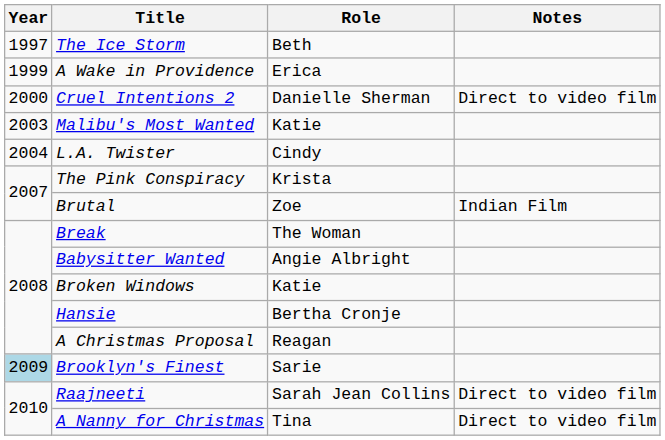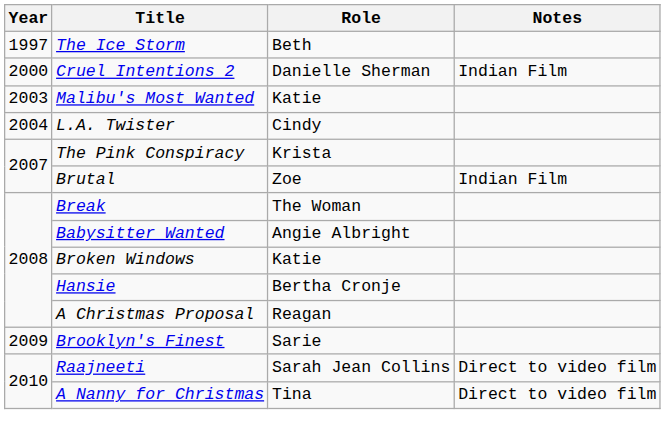- row: (155, 72)
(557, 99) Direct to video film -> (513, 72) Indian Film
(28, 368) lightblue background -> (28, 341) no background
